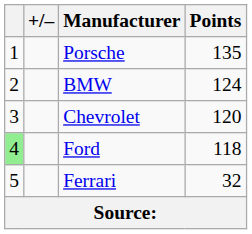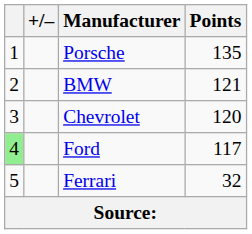(227, 84) 124 -> (227, 84) 121
(227, 149) 118 -> (227, 149) 117
